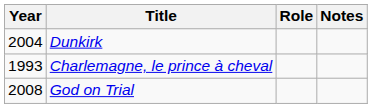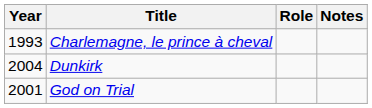rows swapped: (161, 66) <-> (76, 41)
(25, 90) 2008 -> (25, 90) 2001
